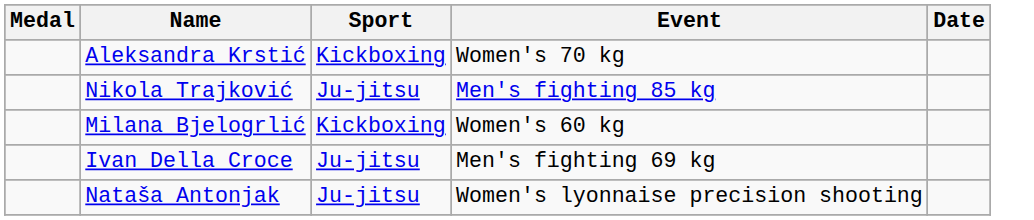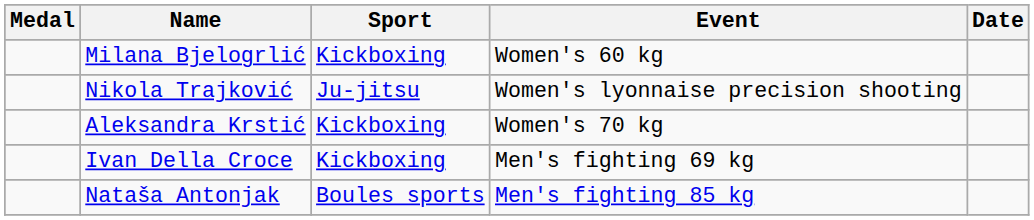rows swapped: (195, 58) <-> (195, 127)
(586, 92) Men's fighting 85 kg -> (728, 92) Women's lyonnaise precision shooting
(368, 162) Ju-jitsu -> (381, 162) Kickboxing
(368, 197) Ju-jitsu -> (400, 197) Boules sports
(689, 197) Women's lyonnaise precision shooting -> (625, 197) Men's fighting 85 kg
